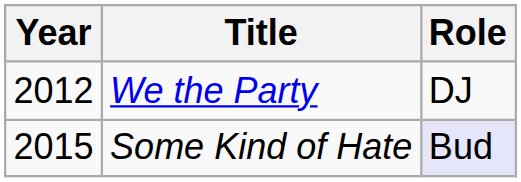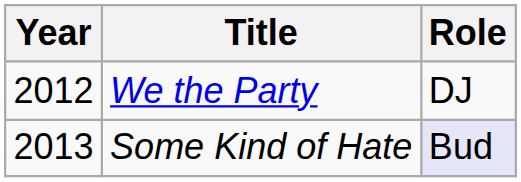(53, 147) 2015 -> (53, 147) 2013
